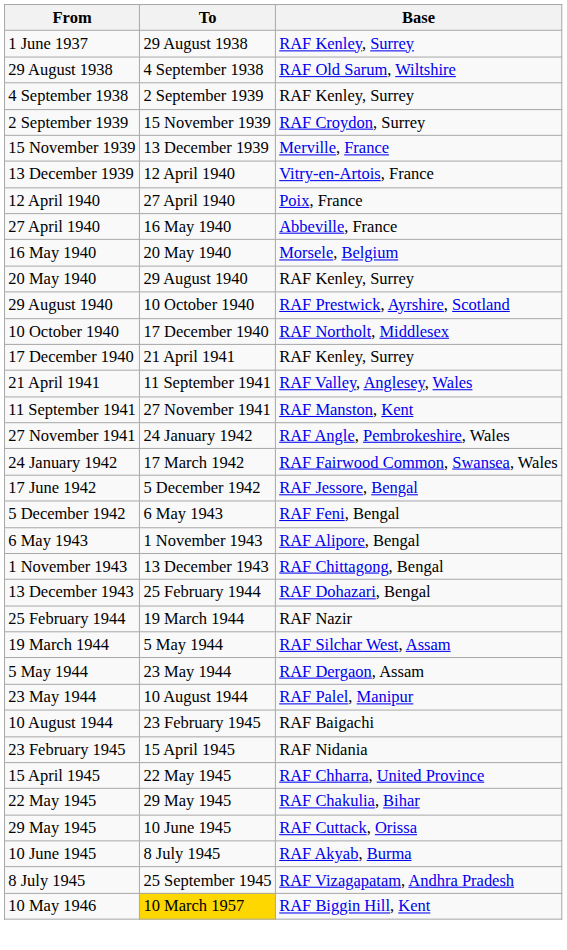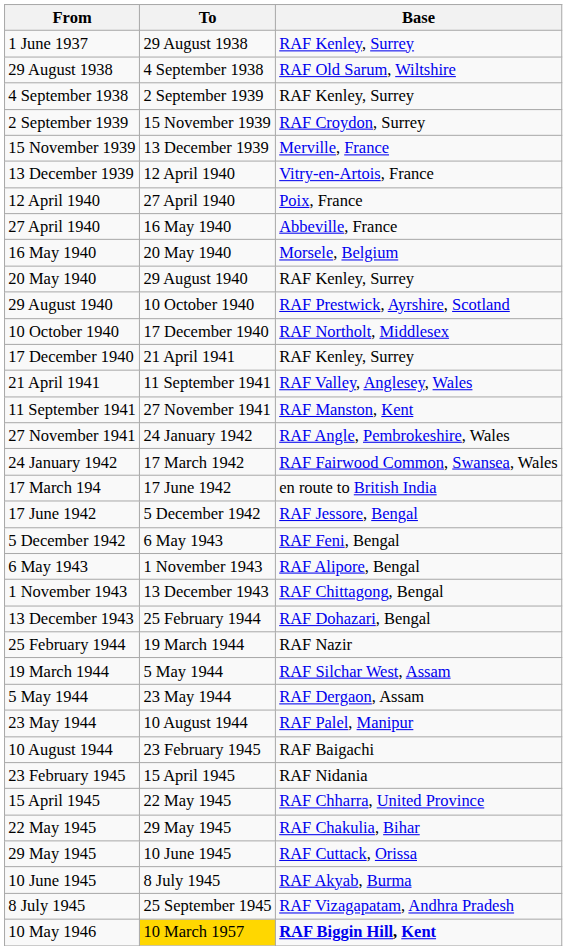+ row: (55, 488)
(355, 906) normal -> (358, 932) bold
